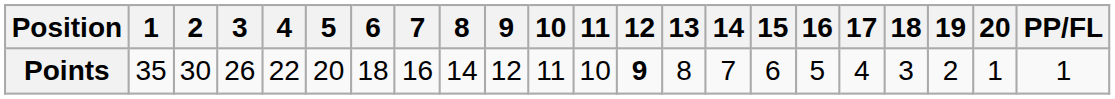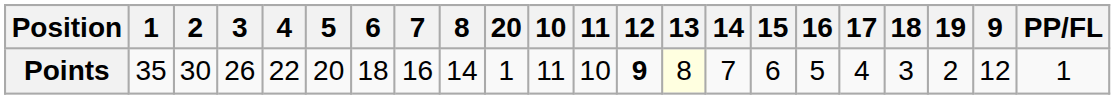columns swapped: (506, 27) <-> (995, 27)
(684, 71) no background -> (684, 71) lightyellow background
